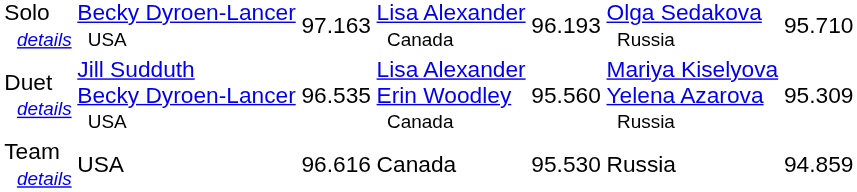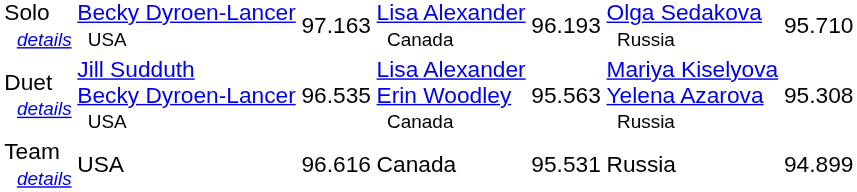(566, 95) 95.560 -> (566, 95) 95.563
(819, 95) 95.309 -> (819, 95) 95.308
(566, 164) 95.530 -> (566, 164) 95.531
(819, 164) 94.859 -> (819, 164) 94.899
